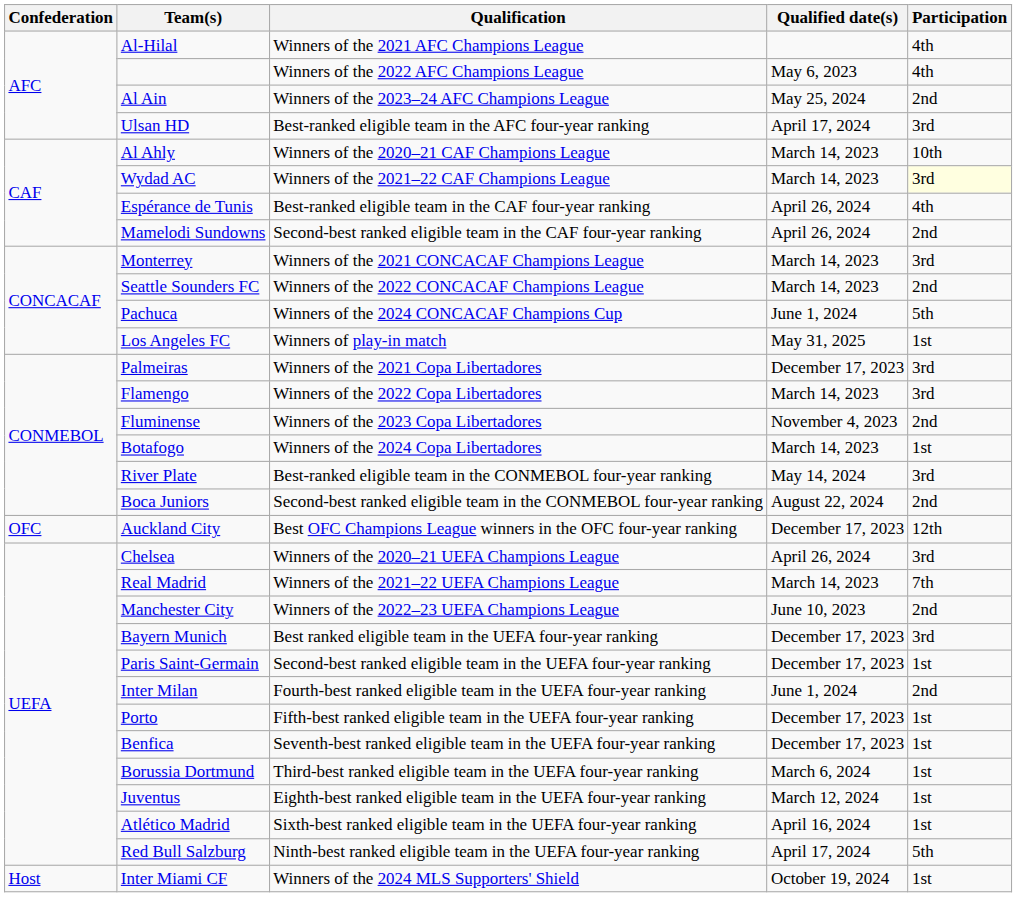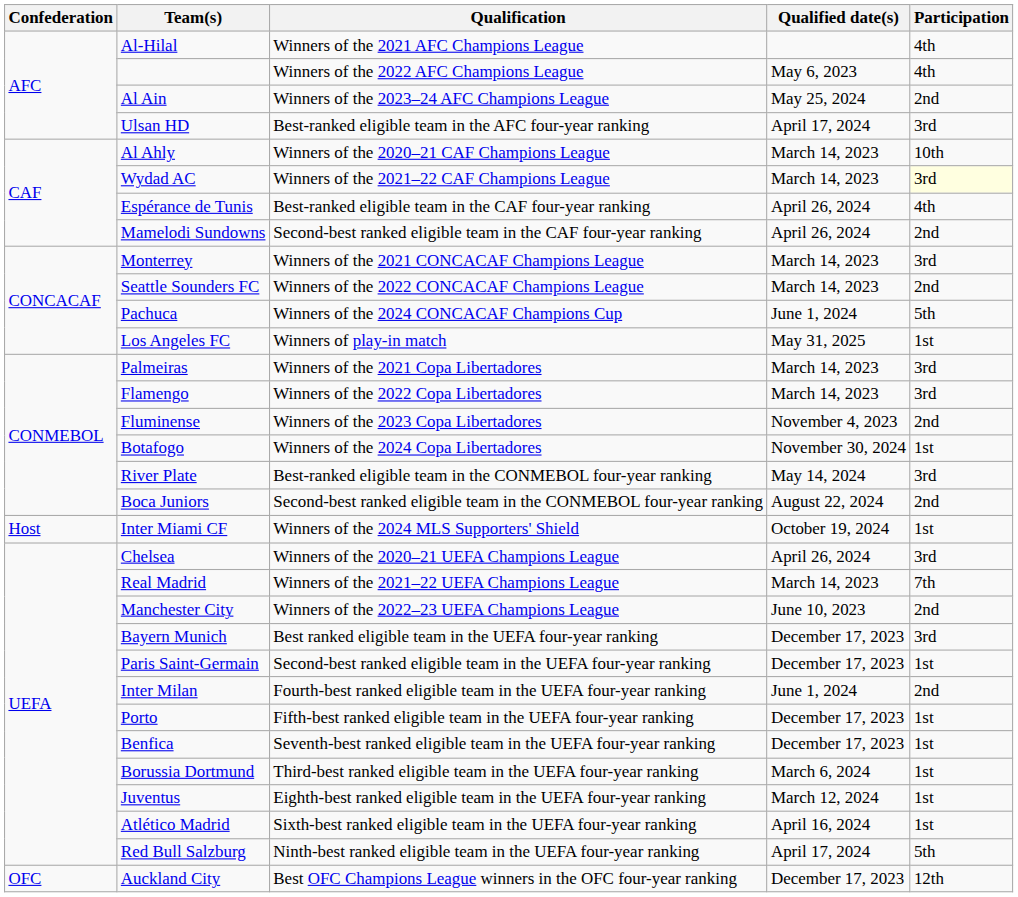(838, 367) December 17, 2023 -> (825, 367) March 14, 2023
(825, 448) March 14, 2023 -> (838, 448) November 30, 2024
rows swapped: (171, 529) <-> (174, 878)
